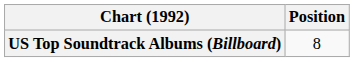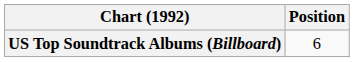(317, 43) 8 -> (317, 43) 6
